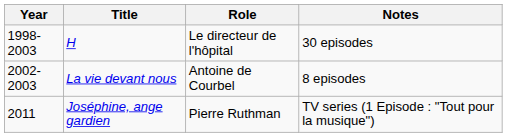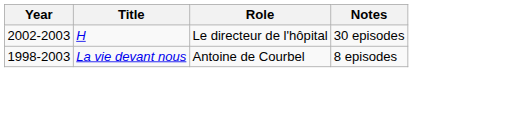(24, 43) 1998-2003 -> (39, 35) 2002-2003
(24, 78) 2002-2003 -> (39, 56) 1998-2003
- row: (114, 114)
